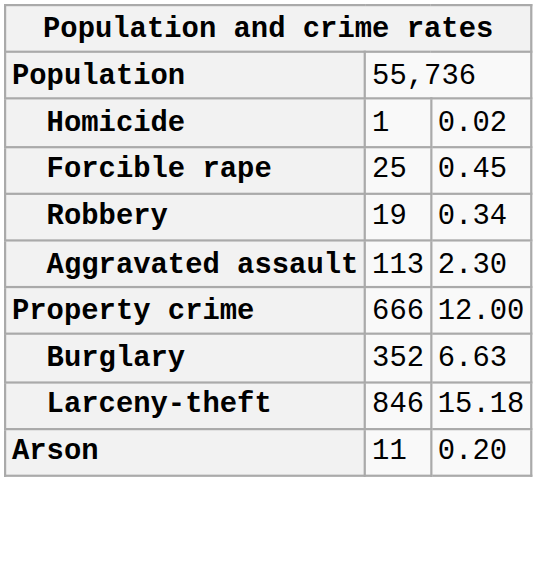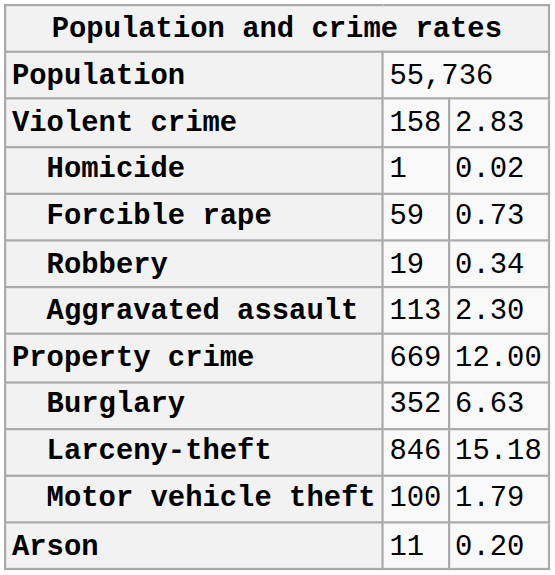+ row: (125, 123)
(389, 170) 25 -> (407, 217) 59
(472, 170) 0.45 -> (490, 217) 0.73
(398, 311) 666 -> (415, 358) 669
+ row: (194, 499)
